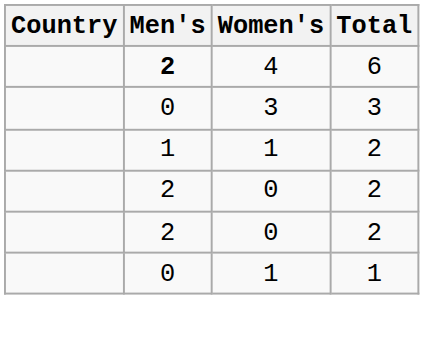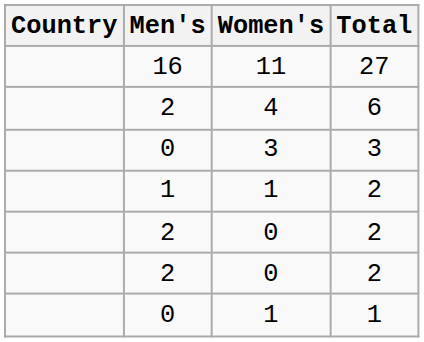+ row: (271, 67)
(168, 67) bold -> (168, 108) normal
